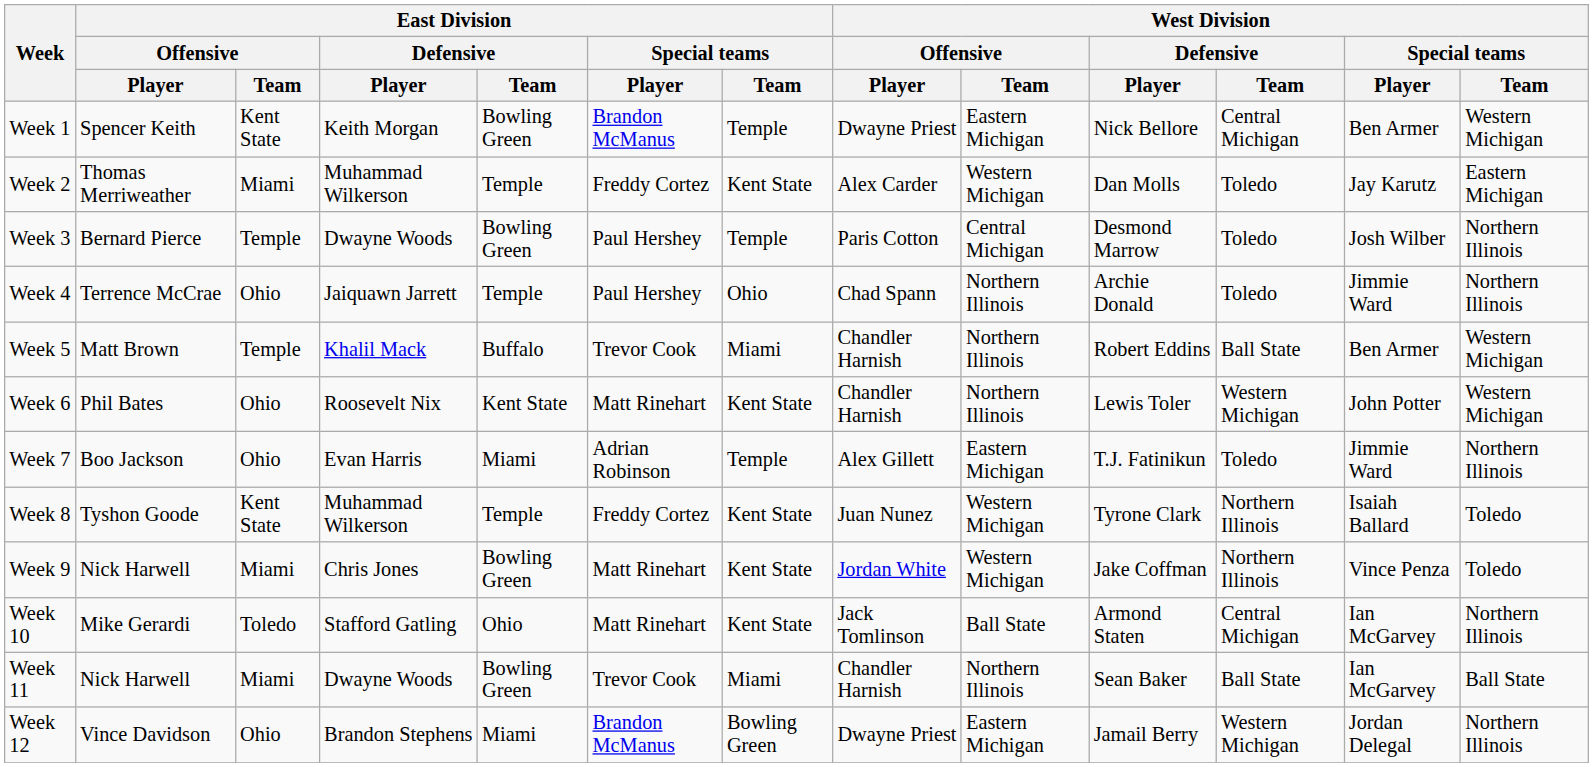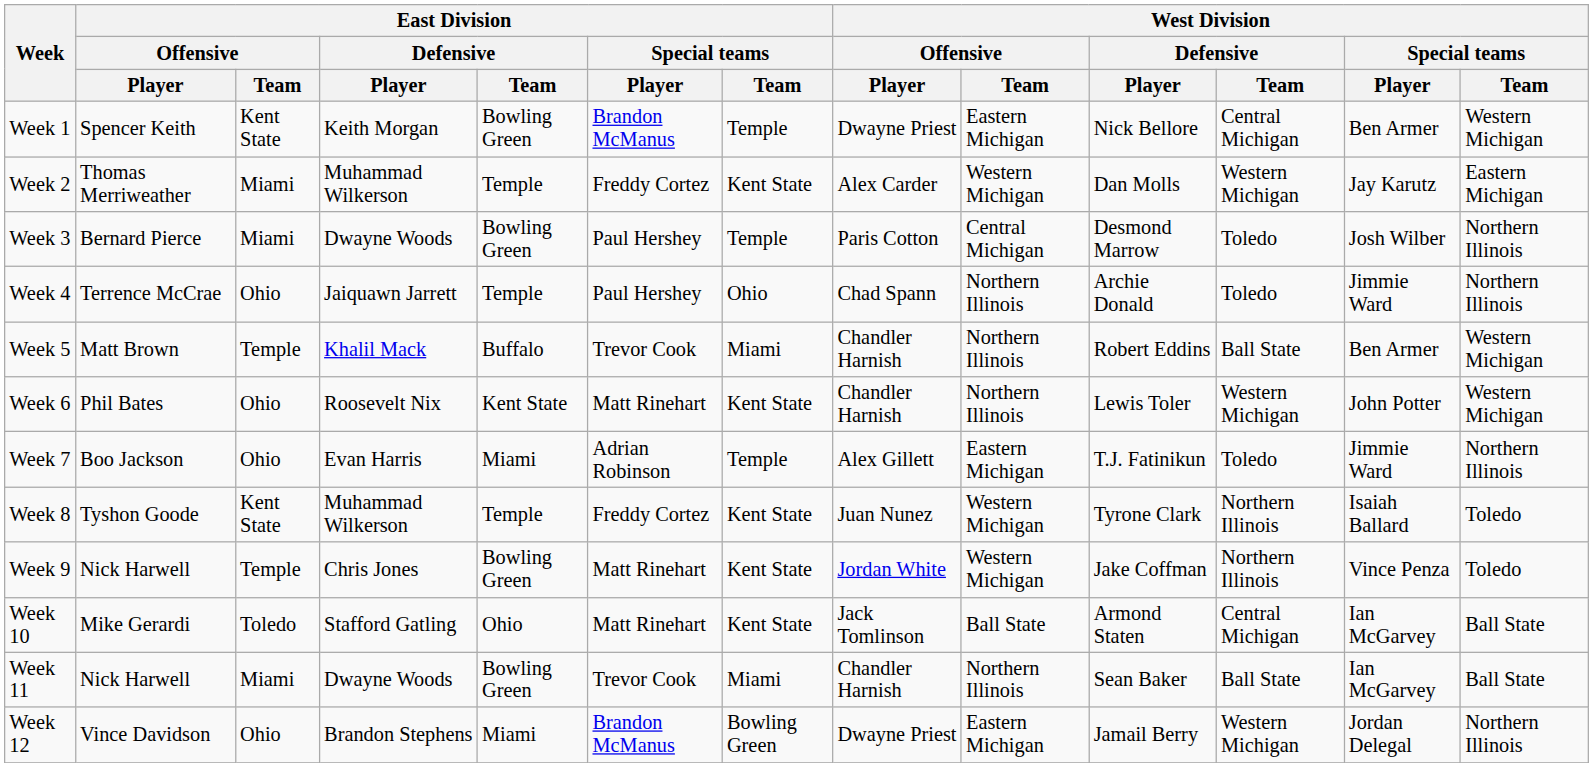(1249, 183) Toledo -> (1260, 183) Western Michigan
(270, 238) Temple -> (267, 238) Miami
(267, 569) Miami -> (270, 569) Temple
(1502, 624) Northern Illinois -> (1505, 624) Ball State
